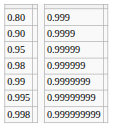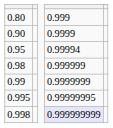(64, 49) 0.99999 -> (64, 49) 0.99994
(71, 98) 0.99999999 -> (71, 98) 0.99999995
(74, 114) no background -> (74, 114) lavender background
